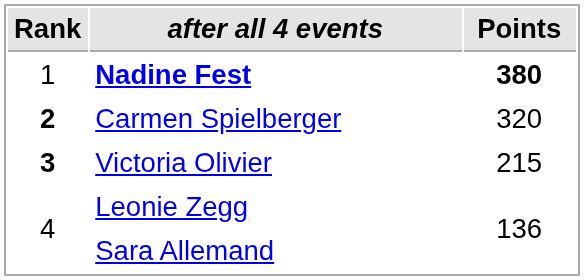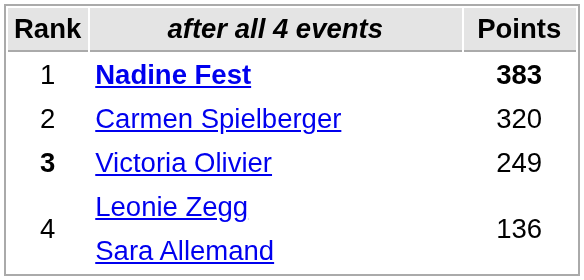(519, 75) 380 -> (519, 75) 383
(48, 119) bold -> (48, 119) normal
(519, 163) 215 -> (519, 163) 249
